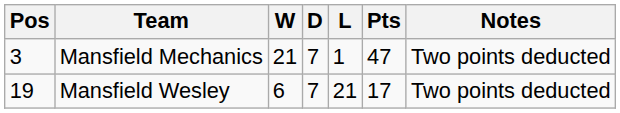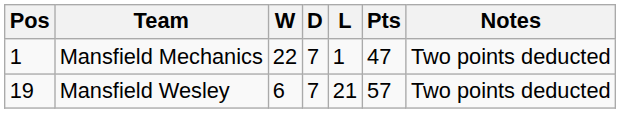(16, 56) 3 -> (16, 56) 1
(285, 56) 21 -> (285, 56) 22
(379, 90) 17 -> (379, 90) 57
